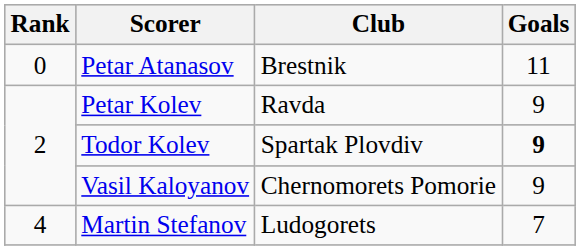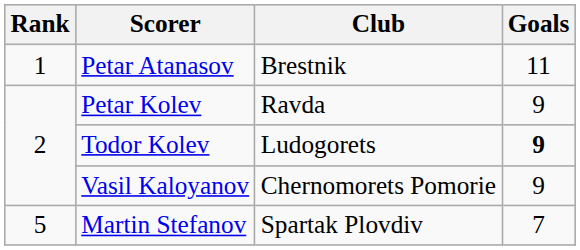(40, 64) 0 -> (40, 64) 1
(342, 144) Spartak Plovdiv -> (318, 144) Ludogorets
(40, 225) 4 -> (40, 225) 5
(318, 225) Ludogorets -> (342, 225) Spartak Plovdiv
